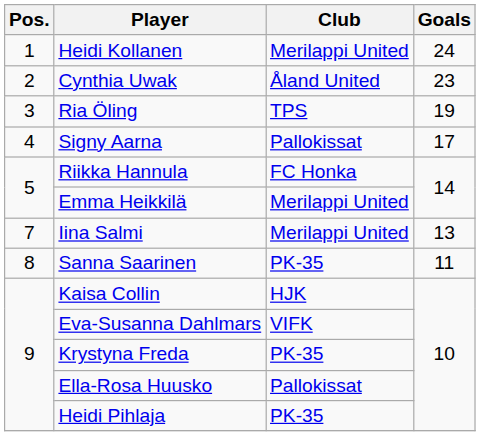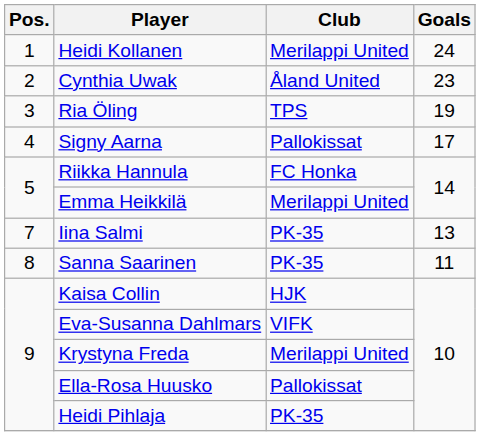(339, 232) Merilappi United -> (297, 232) PK-35
(297, 354) PK-35 -> (339, 354) Merilappi United
